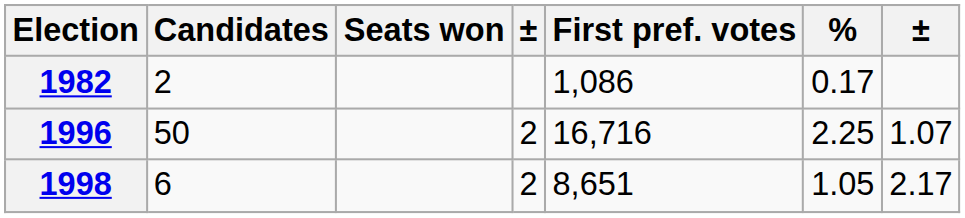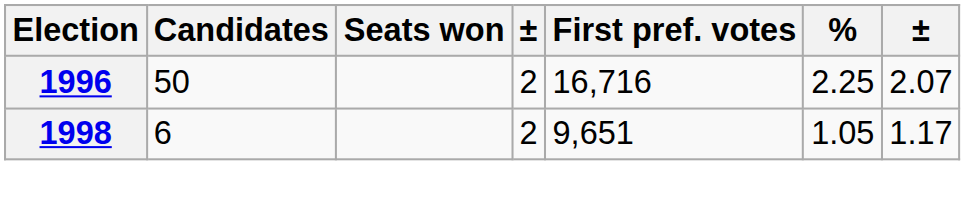- row: (76, 81)
(921, 133) 1.07 -> (921, 81) 2.07
(593, 184) 8,651 -> (593, 133) 9,651
(921, 184) 2.17 -> (921, 133) 1.17
